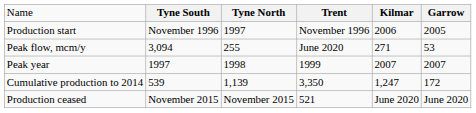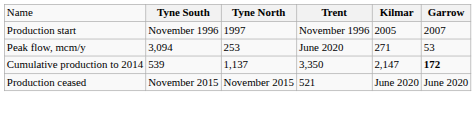(385, 30) 2006 -> (385, 30) 2005
(435, 30) 2005 -> (435, 30) 2007
(232, 47) 255 -> (232, 47) 253
- row: (28, 64)
(236, 82) 1,139 -> (236, 64) 1,137
(387, 82) 1,247 -> (387, 64) 2,147
(432, 82) normal -> (432, 64) bold
